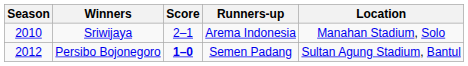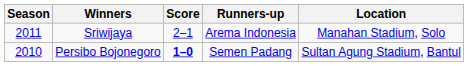(28, 33) 2010 -> (28, 33) 2011
(28, 52) 2012 -> (28, 52) 2010
